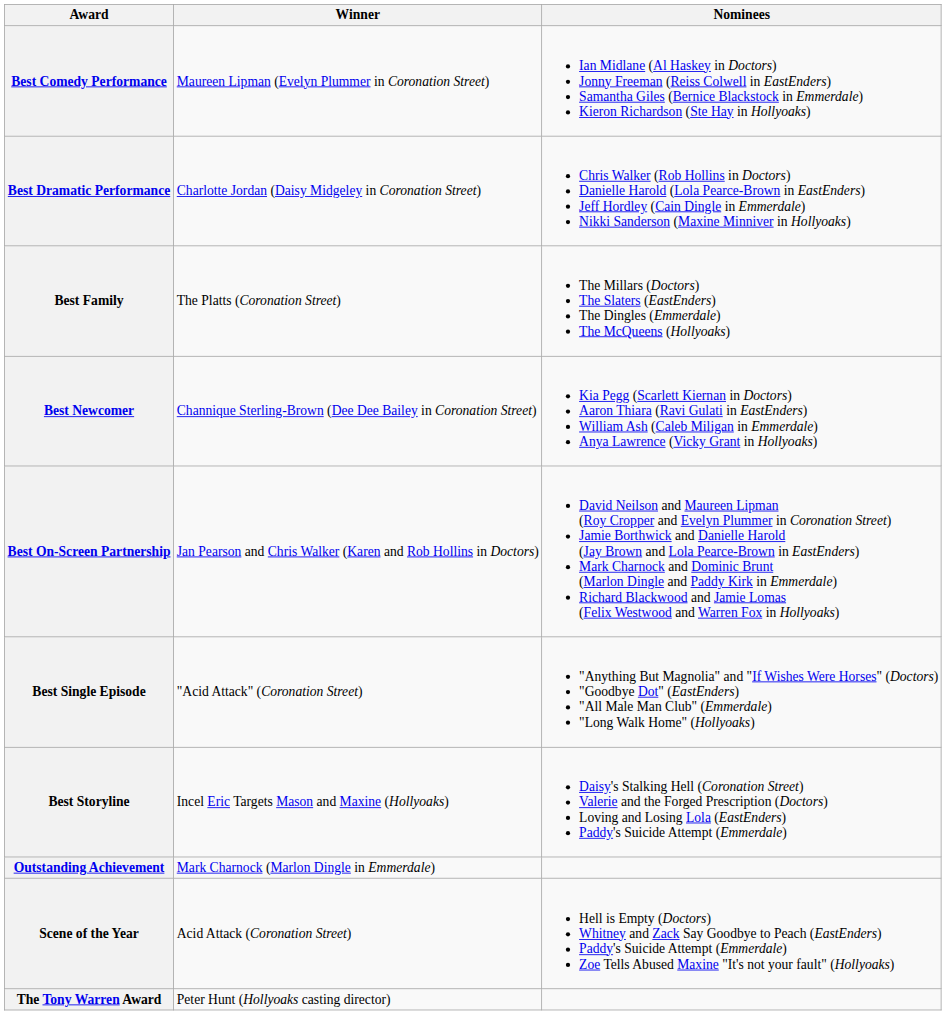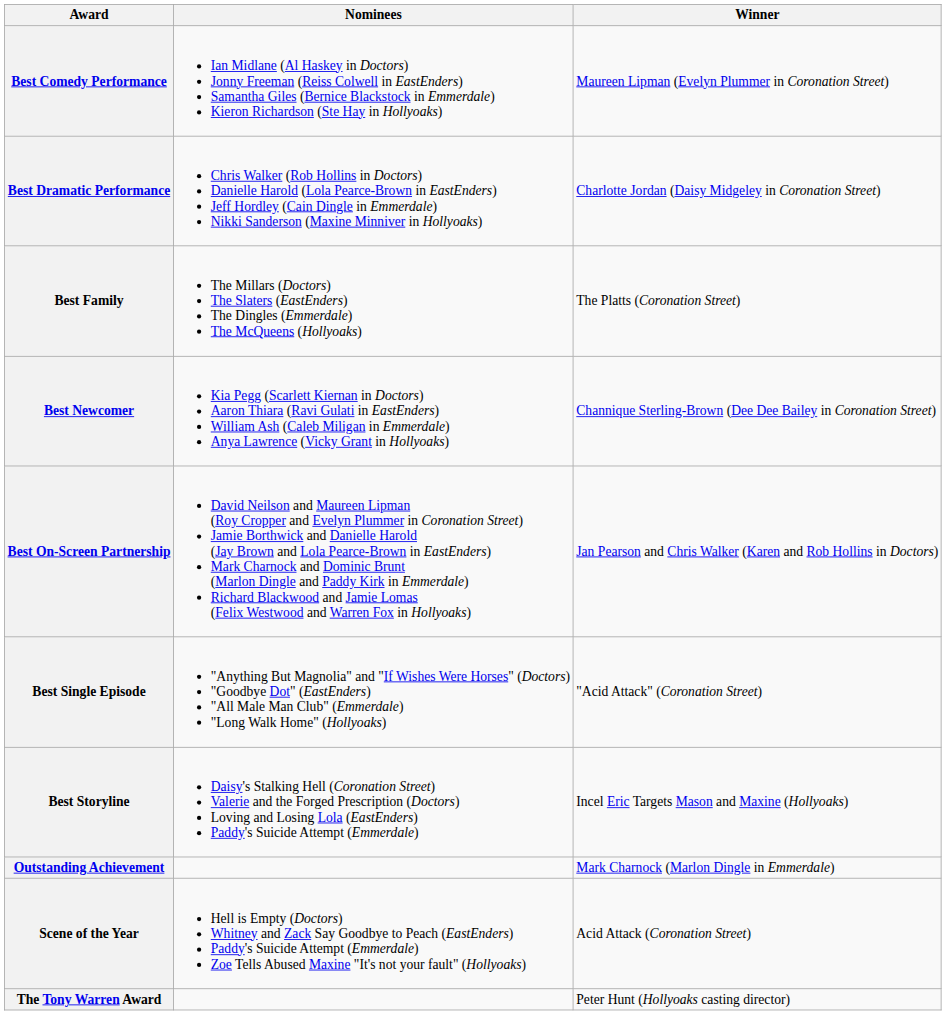columns swapped: (358, 15) <-> (742, 15)
